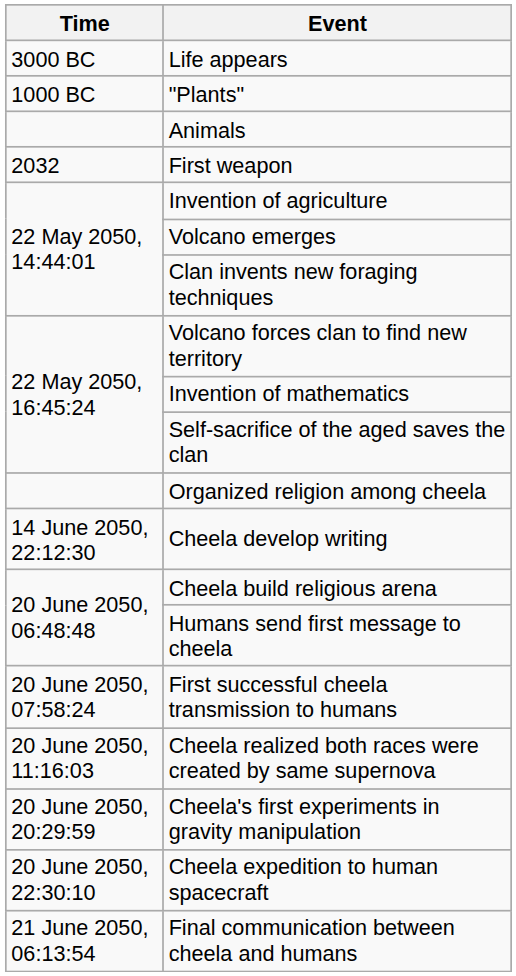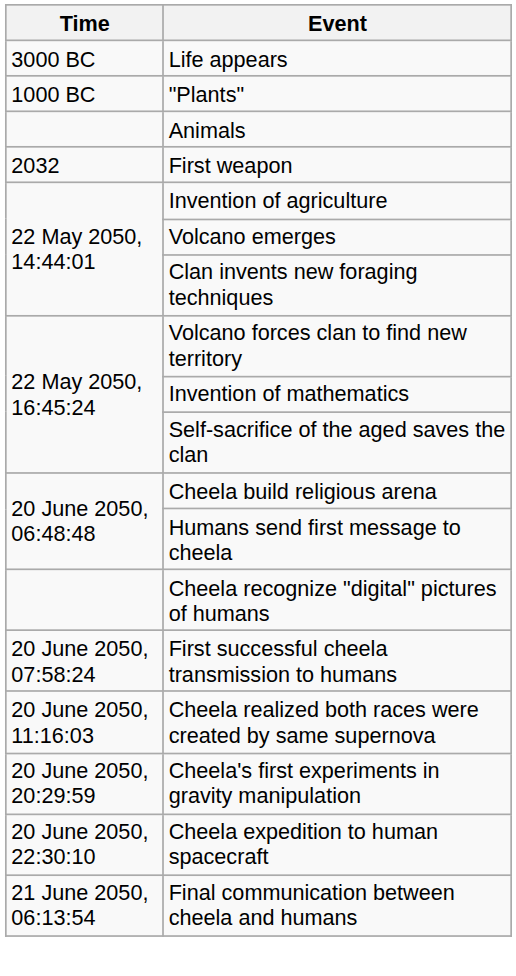- row: (327, 491)
- row: (278, 539)
+ row: (333, 600)
